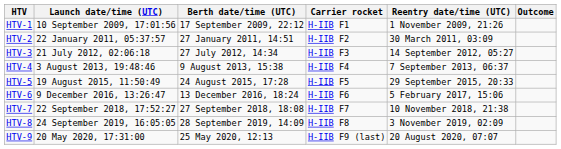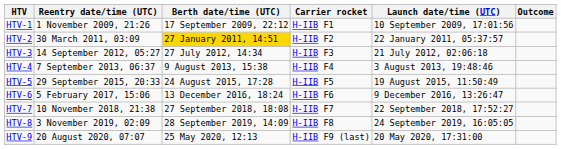columns swapped: (106, 11) <-> (451, 11)
(237, 39) no background -> (221, 39) gold background
